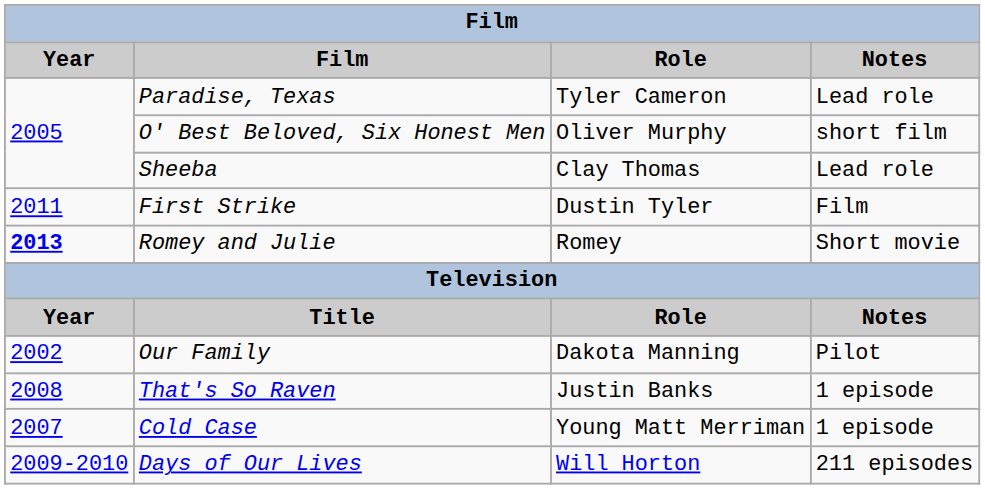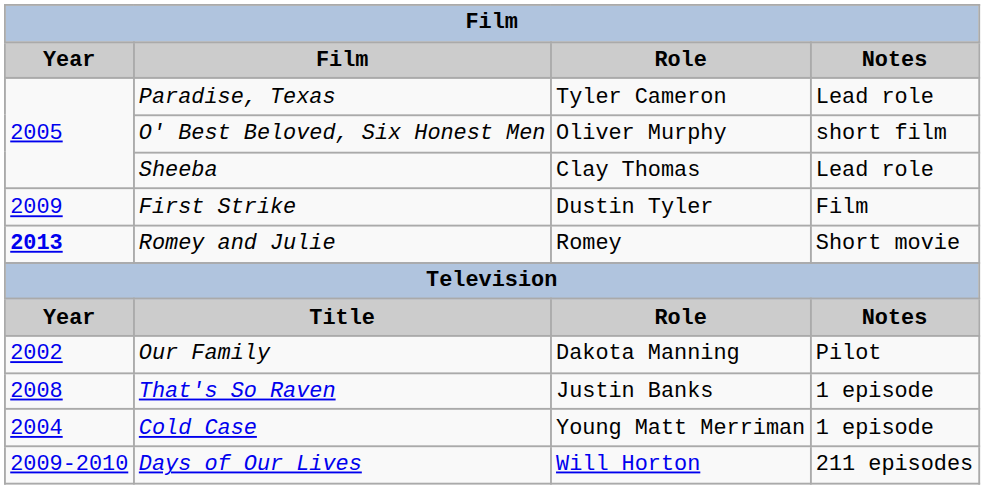(36, 207) 2011 -> (36, 207) 2009
(36, 427) 2007 -> (36, 427) 2004
